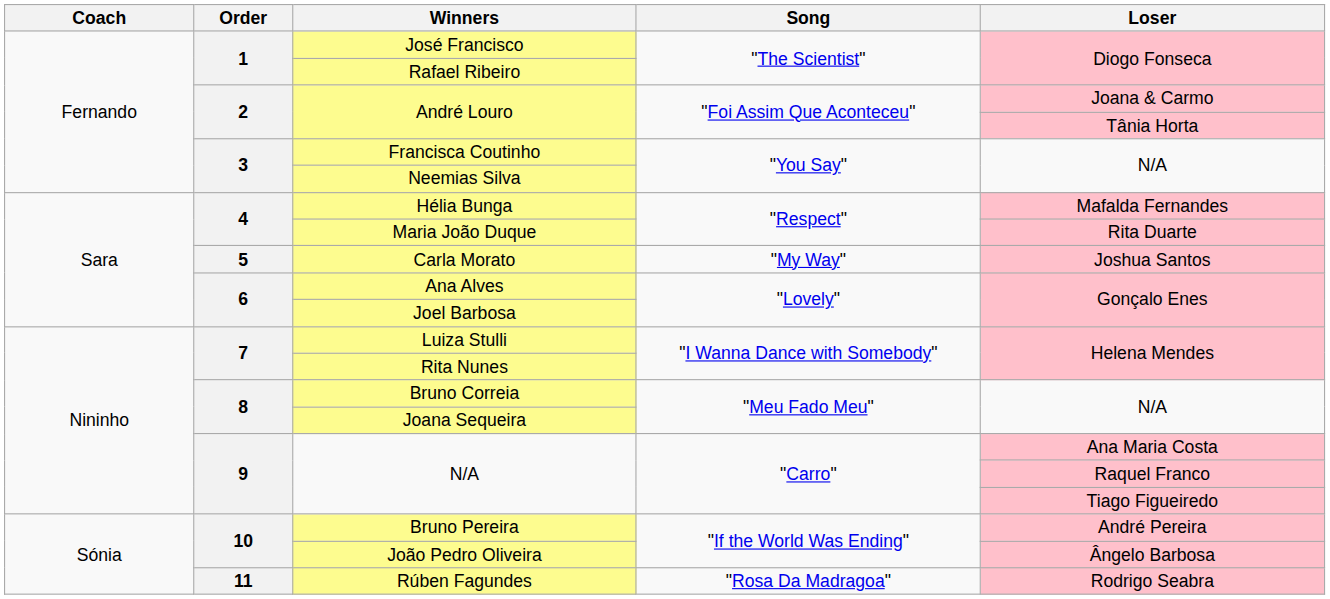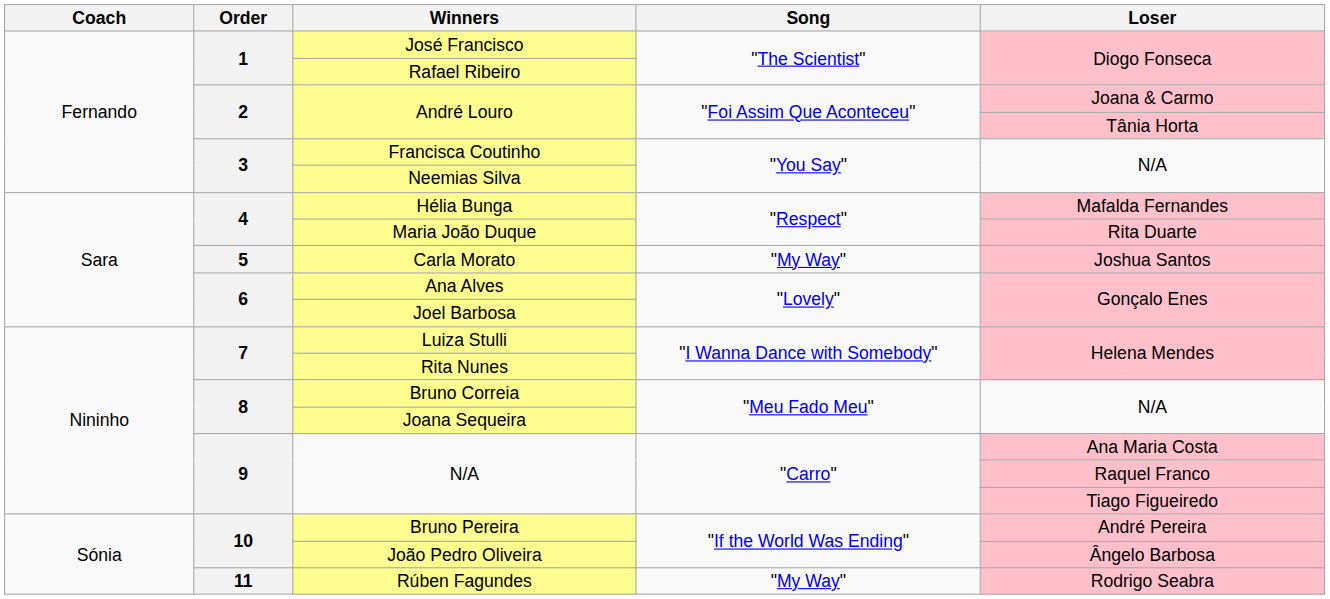(808, 581) "Rosa Da Madragoa" -> (808, 581) "My Way"
